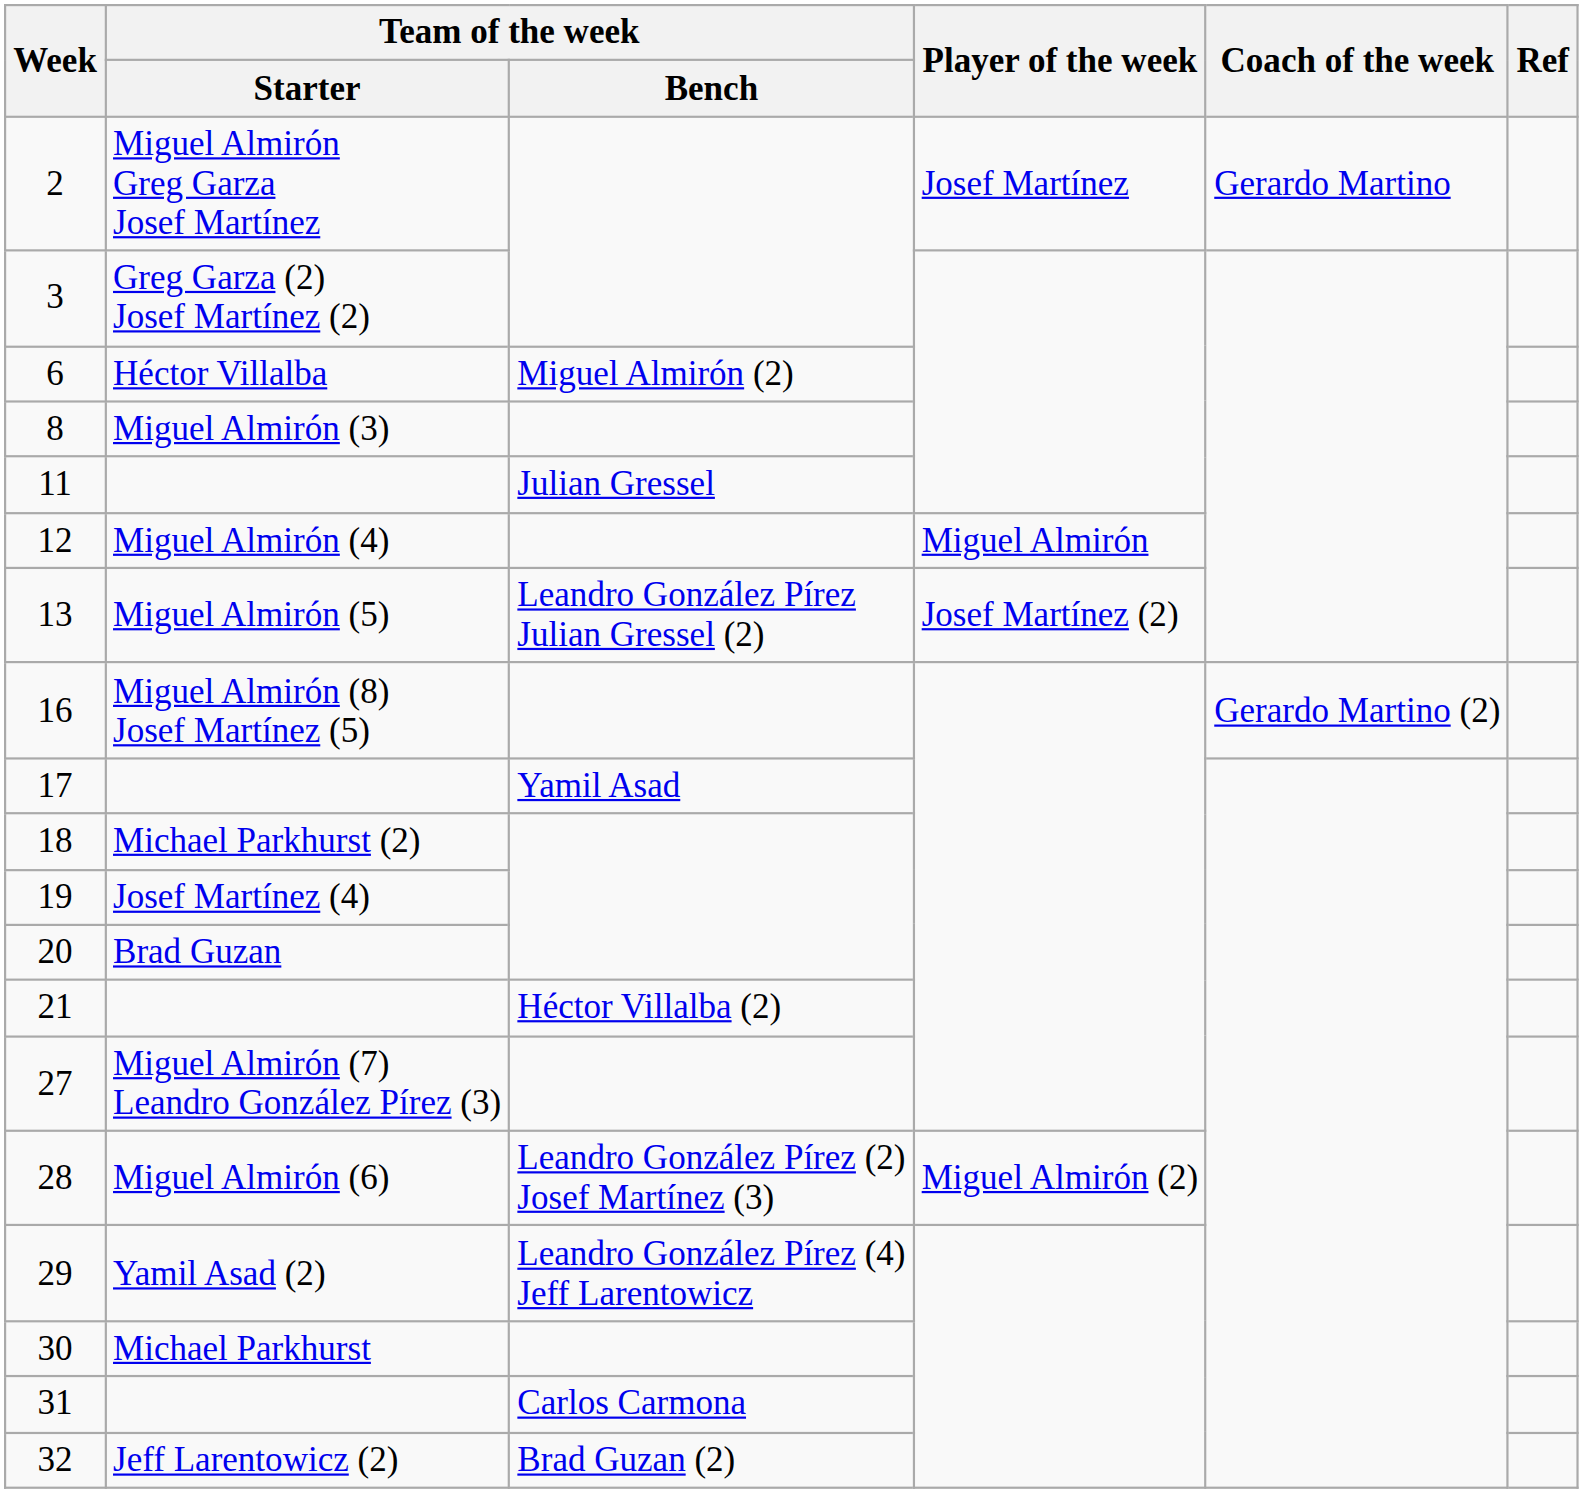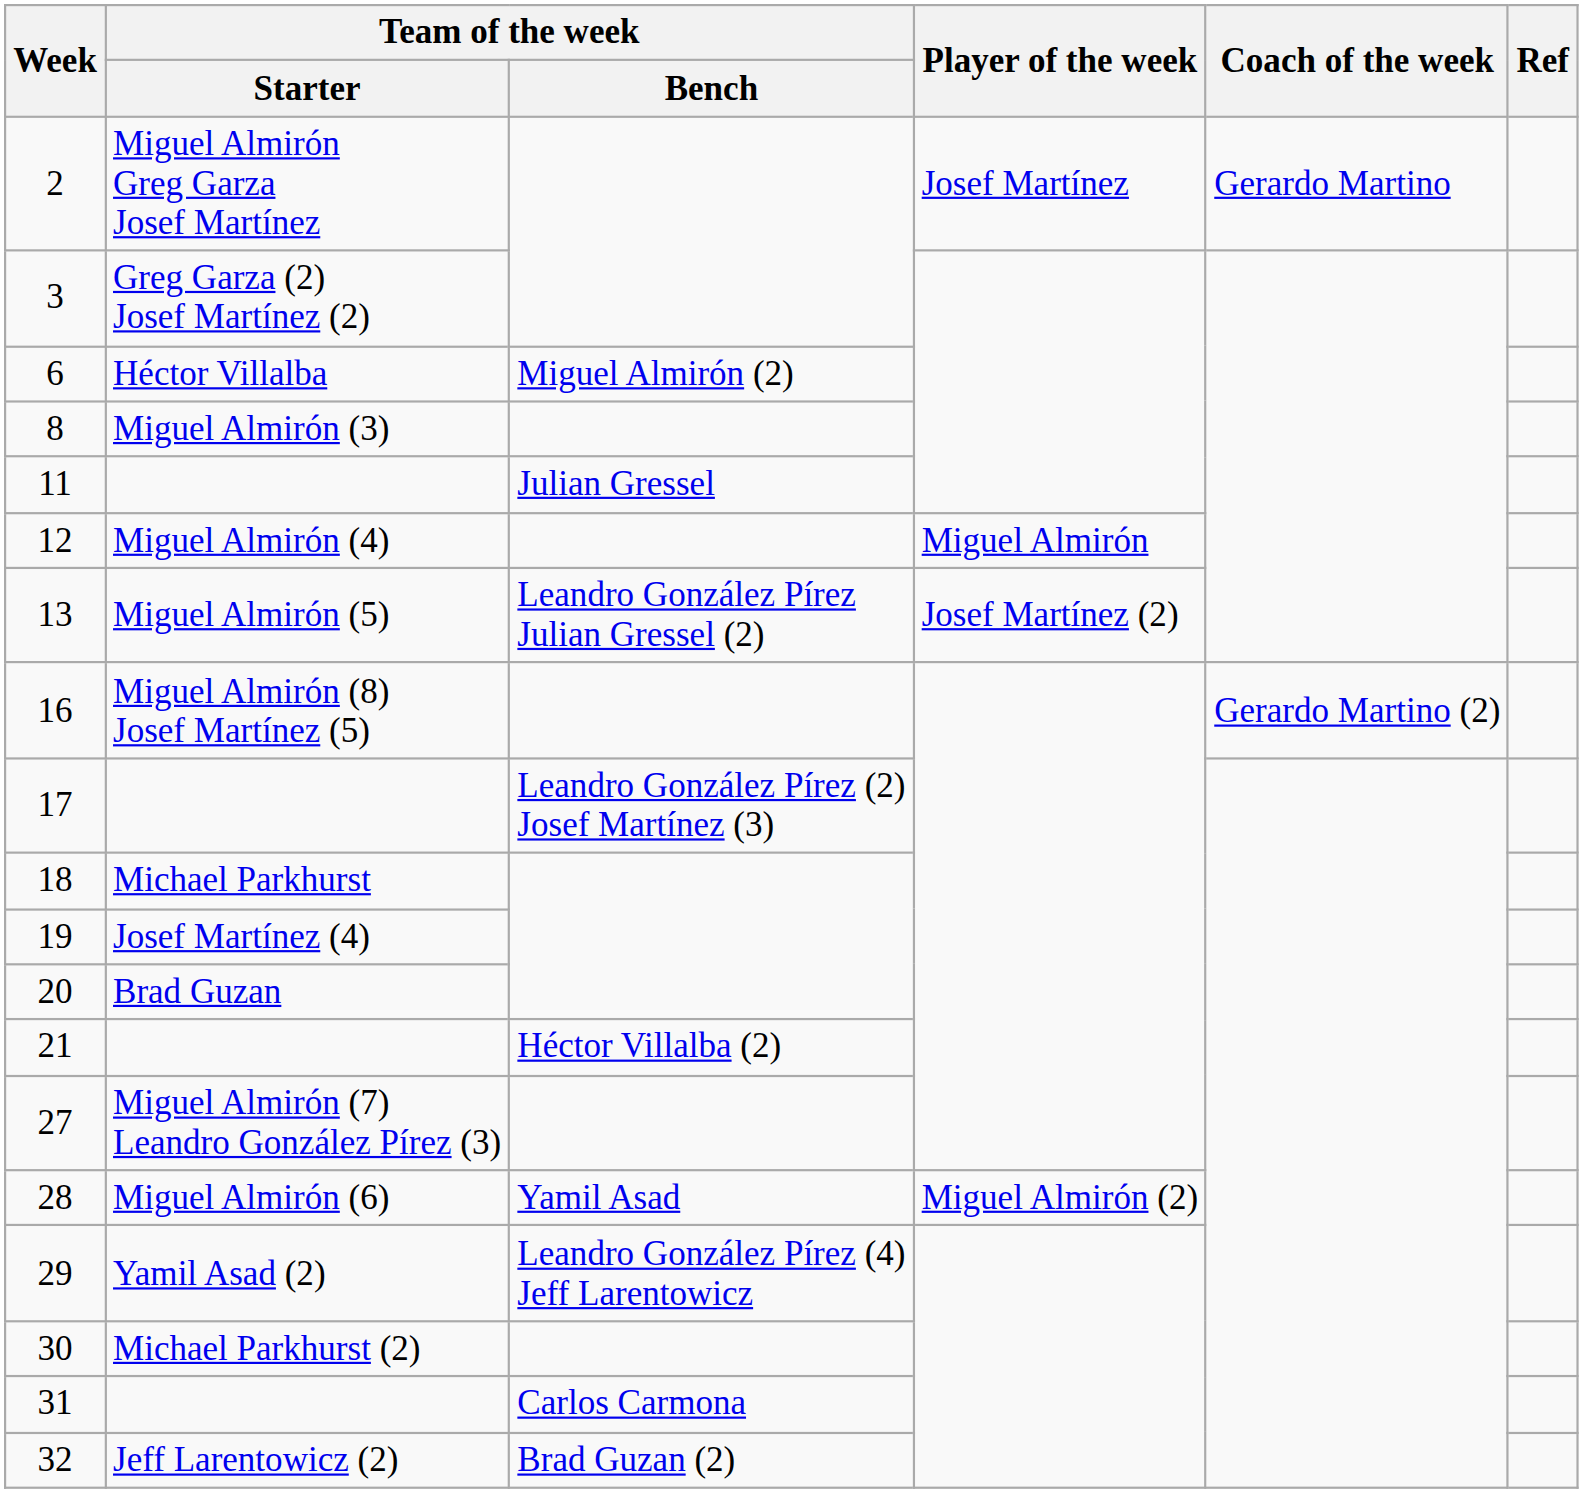(599, 785) Yamil Asad -> (711, 804) Leandro González Pírez (2) Josef Martínez (3)
(267, 840) Michael Parkhurst (2) -> (242, 880) Michael Parkhurst
(711, 1177) Leandro González Pírez (2) Josef Martínez (3) -> (599, 1197) Yamil Asad
(242, 1347) Michael Parkhurst -> (267, 1347) Michael Parkhurst (2)
